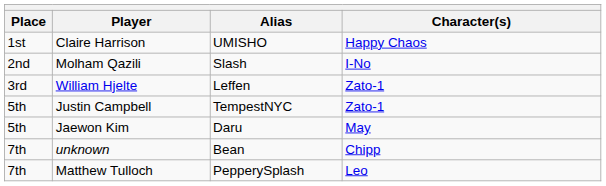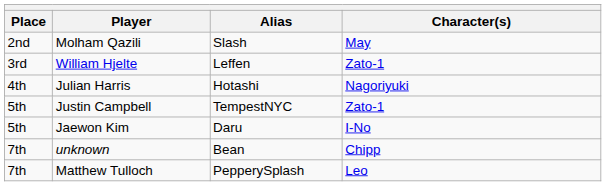- row: (101, 42)
(358, 63) I-No -> (358, 42) May
+ row: (93, 85)
(358, 127) May -> (358, 127) I-No
